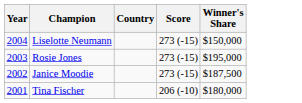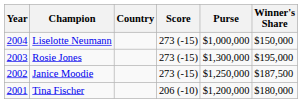+ column: (226, 18)
